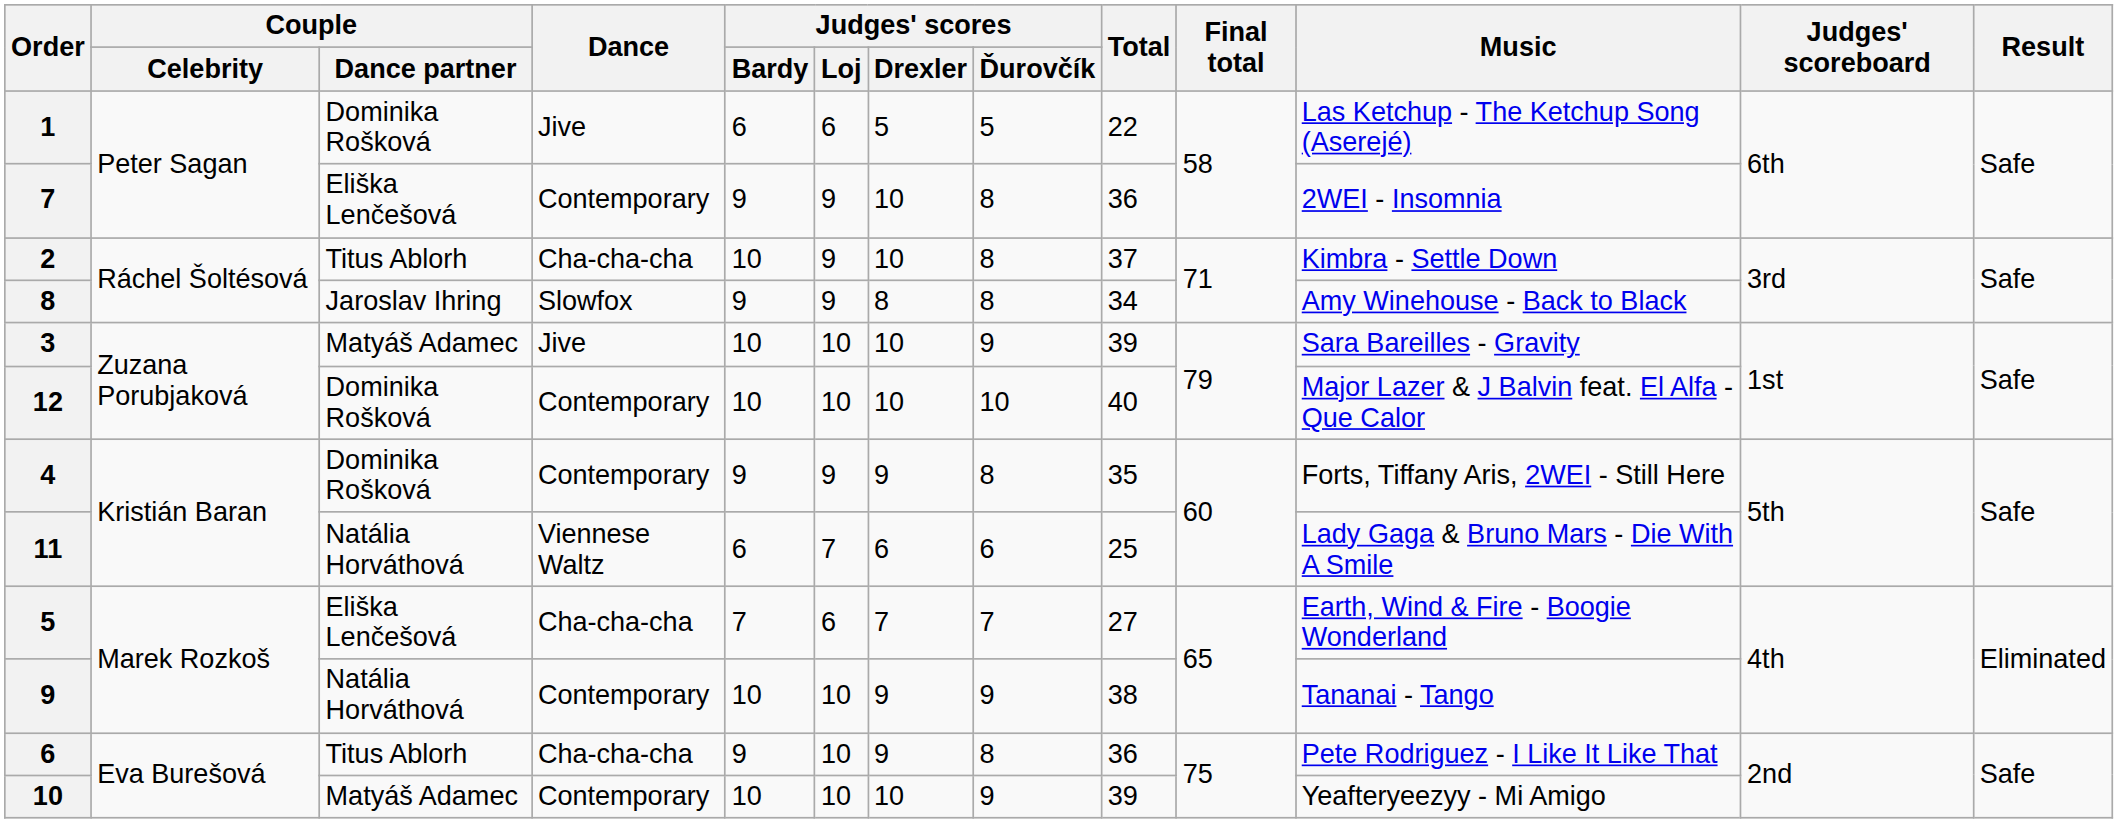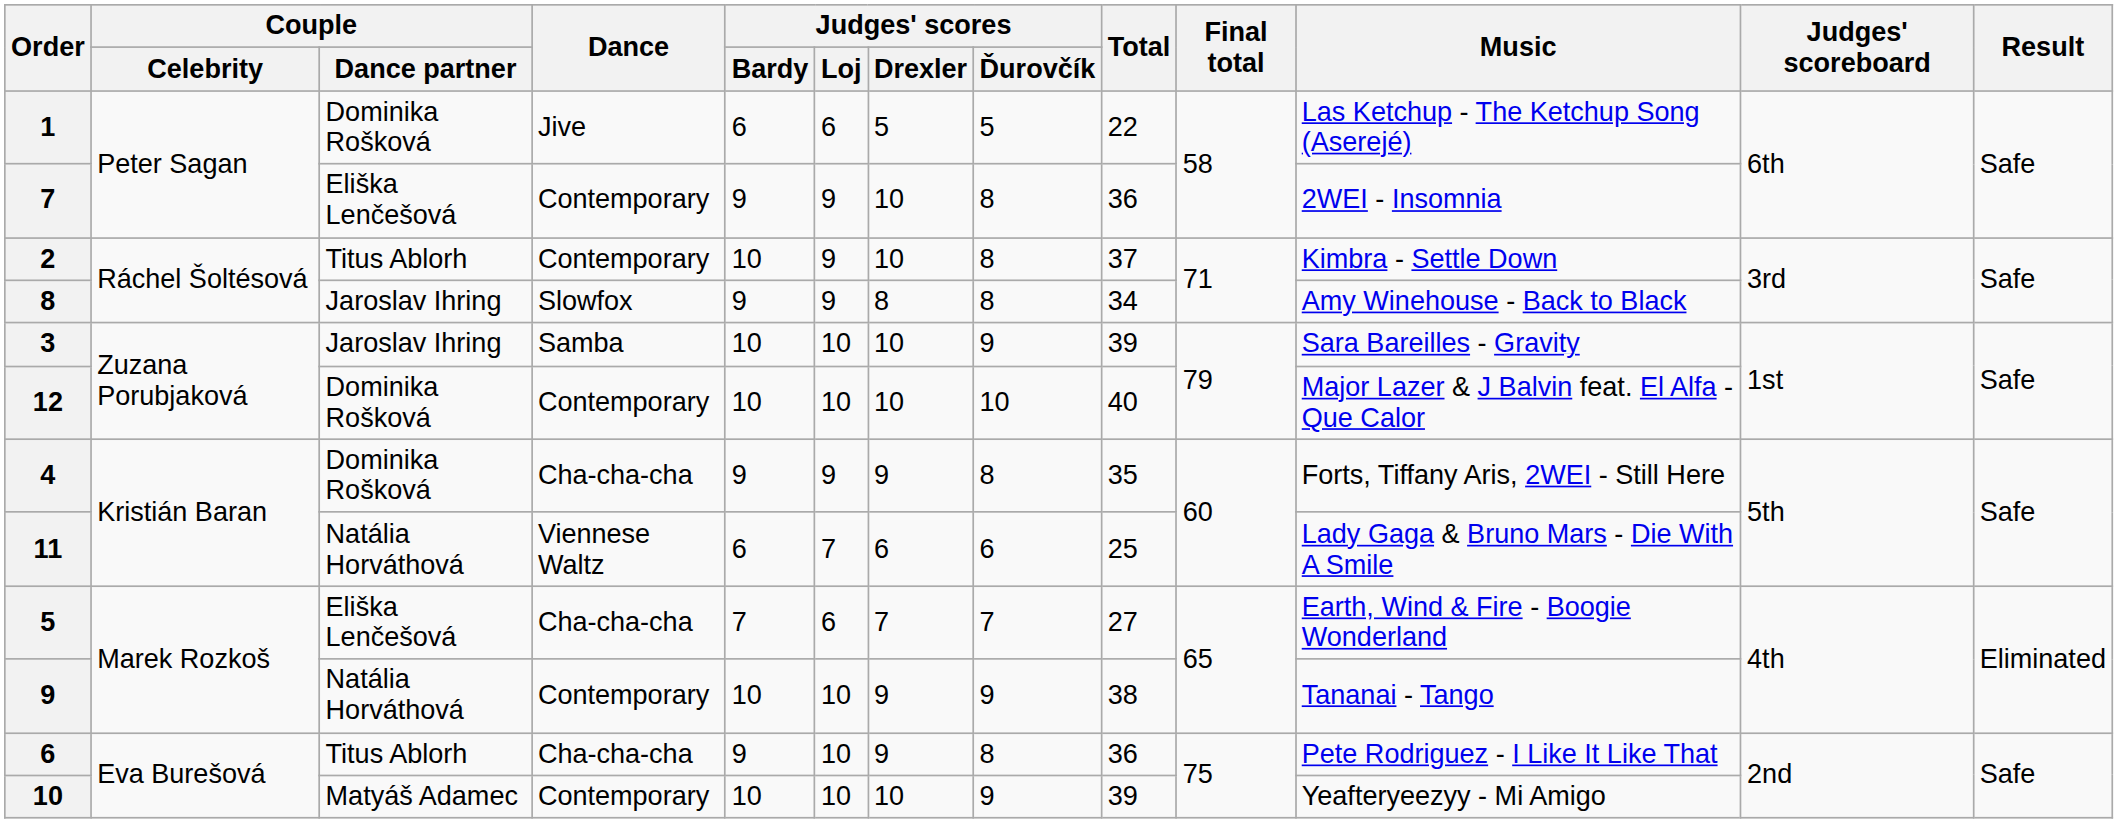(615, 258) Cha-cha-cha -> (624, 258) Contemporary
(422, 344) Matyáš Adamec -> (413, 344) Jaroslav Ihring
(562, 344) Jive -> (581, 344) Samba
(624, 475) Contemporary -> (615, 475) Cha-cha-cha
